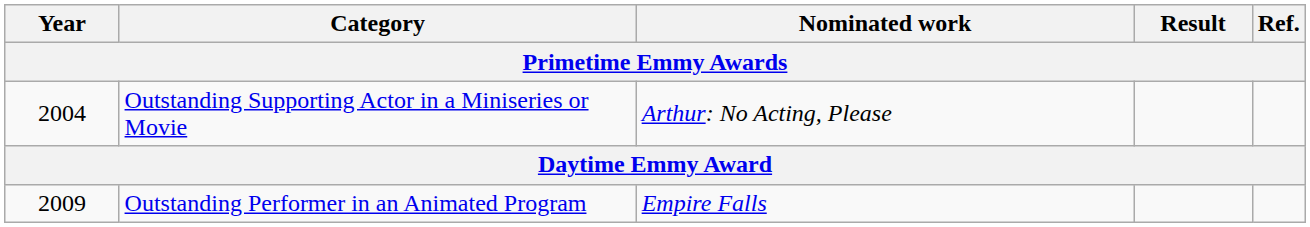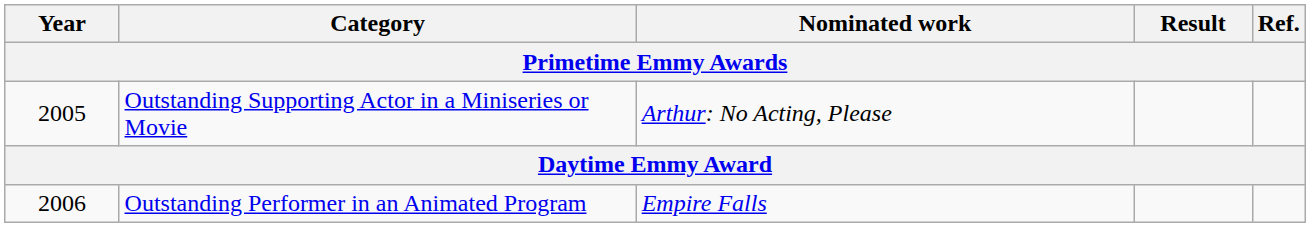(62, 113) 2004 -> (62, 113) 2005
(62, 202) 2009 -> (62, 202) 2006
